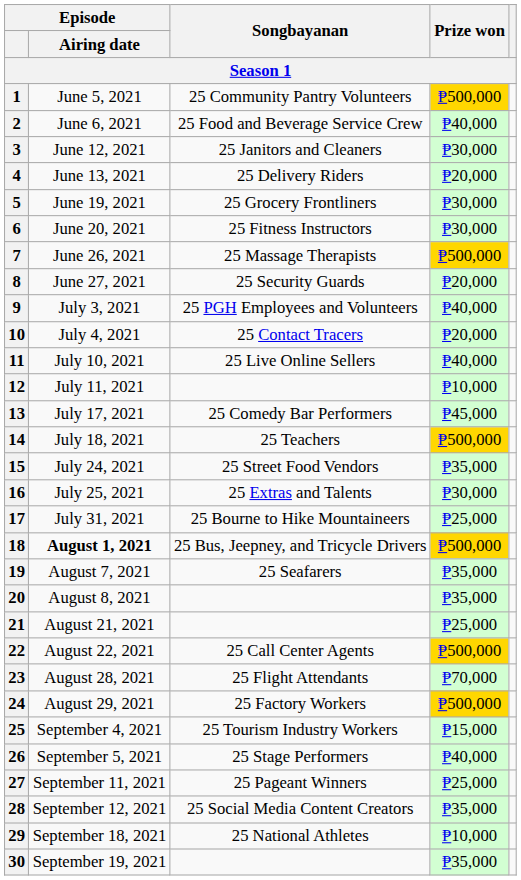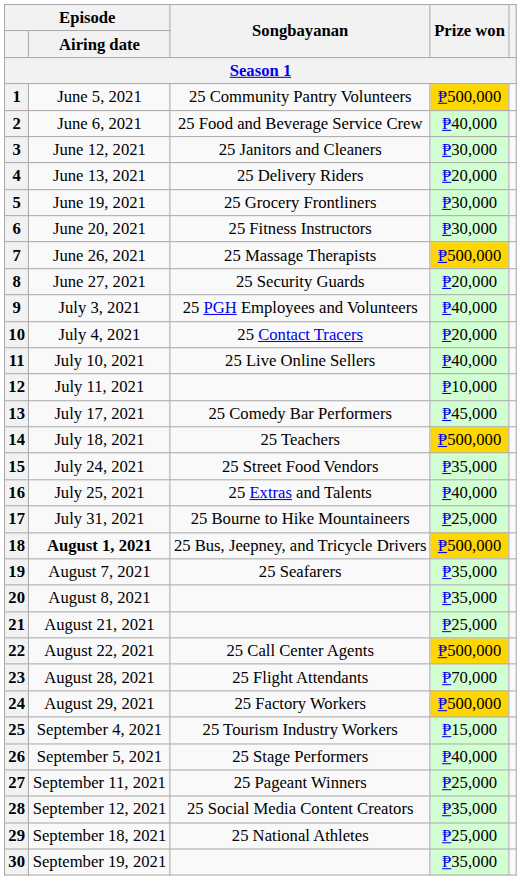(470, 492) ₱30,000 -> (470, 492) ₱40,000
(470, 835) ₱10,000 -> (470, 835) ₱25,000
